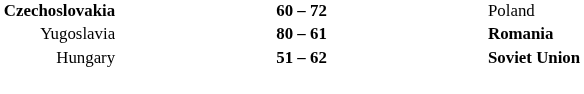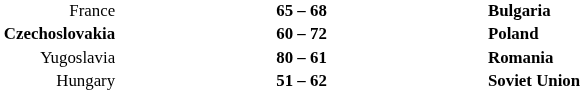+ row: (92, 10)
(511, 10) normal -> (513, 34) bold
